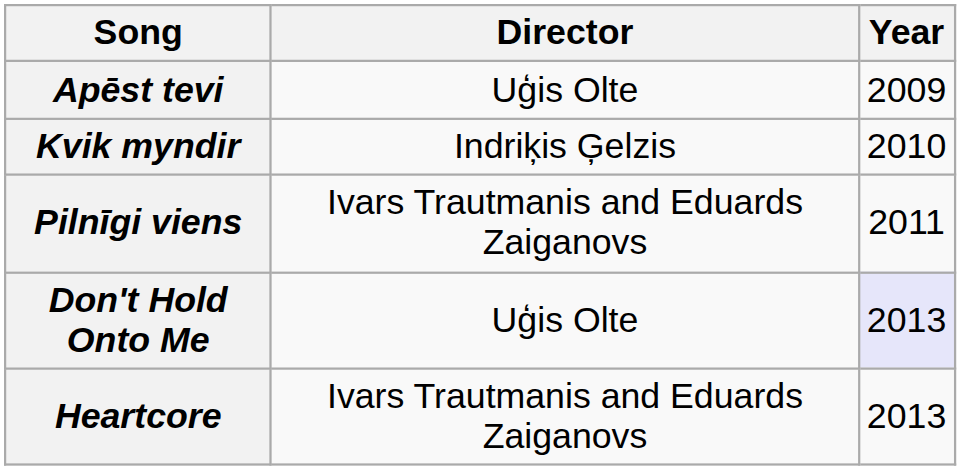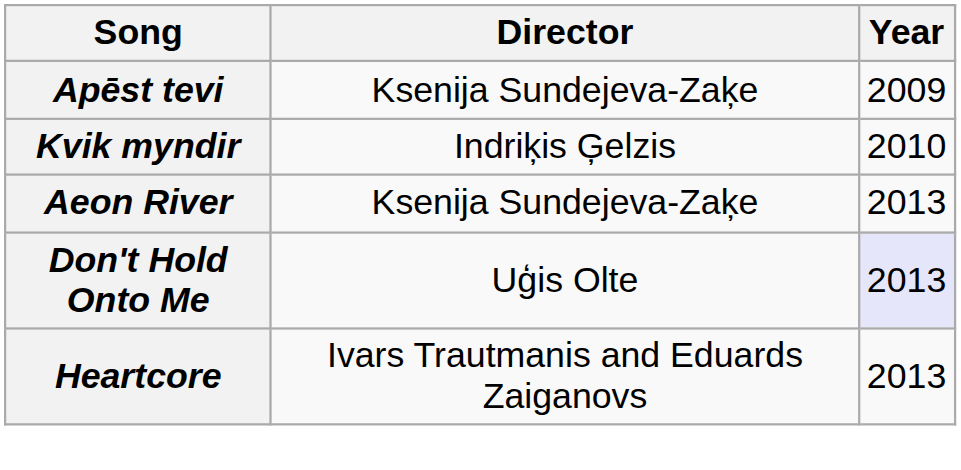(565, 89) Uģis Olte -> (565, 89) Ksenija Sundejeva-Zaķe
- row: (138, 222)
+ row: (138, 202)
